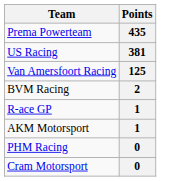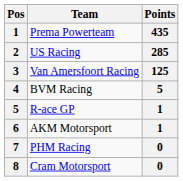+ column: (16, 13)
(137, 51) 381 -> (160, 51) 285
(137, 89) 2 -> (160, 89) 5
